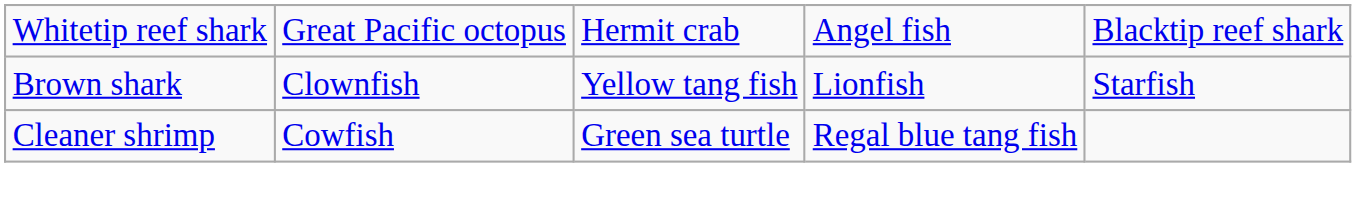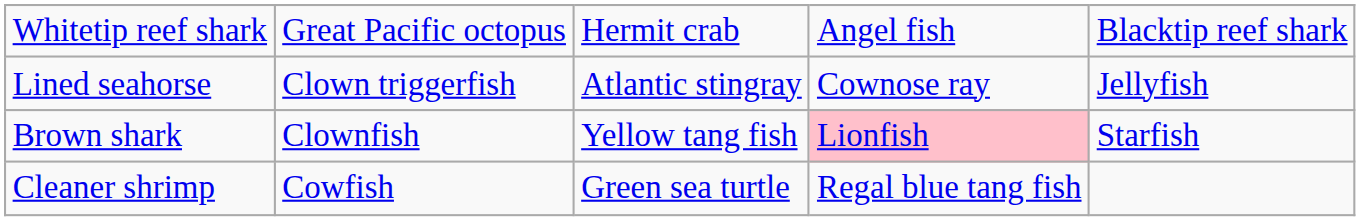+ row: (112, 82)
(869, 82) no background -> (873, 135) pink background
